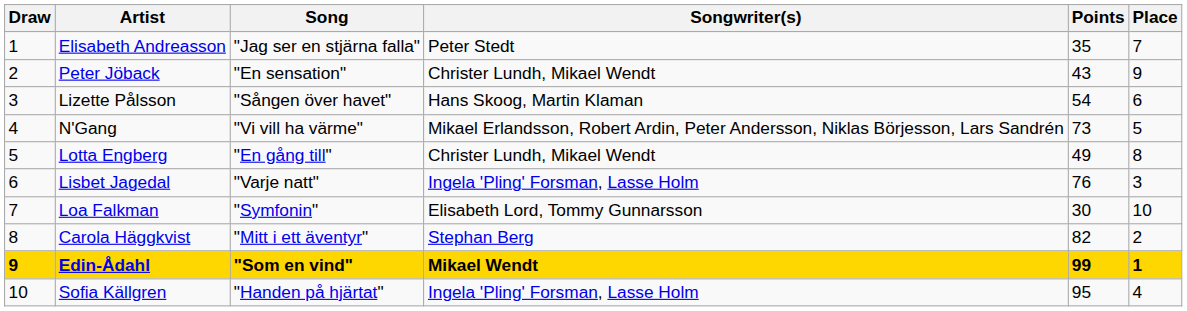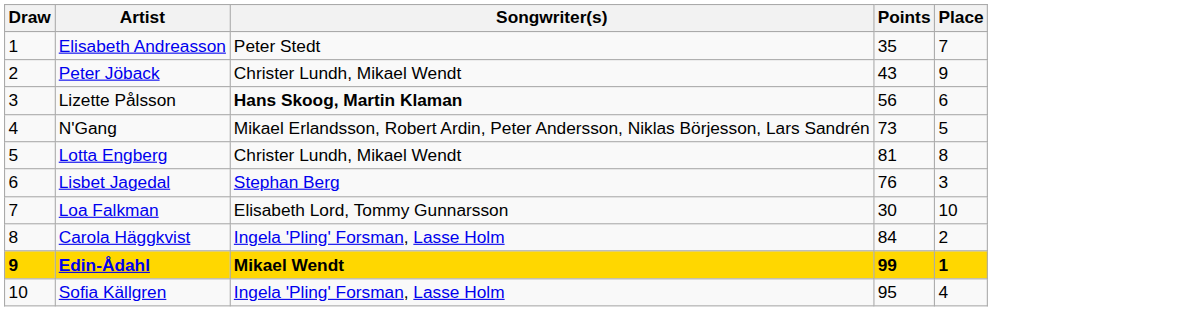- column: (327, 18)
(536, 100) normal -> (348, 100) bold
(1081, 100) 54 -> (887, 100) 56
(1081, 155) 49 -> (887, 155) 81
(563, 182) Ingela 'Pling' Forsman, Lasse Holm -> (287, 182) Stephan Berg
(481, 237) Stephan Berg -> (369, 237) Ingela 'Pling' Forsman, Lasse Holm
(1081, 237) 82 -> (887, 237) 84
